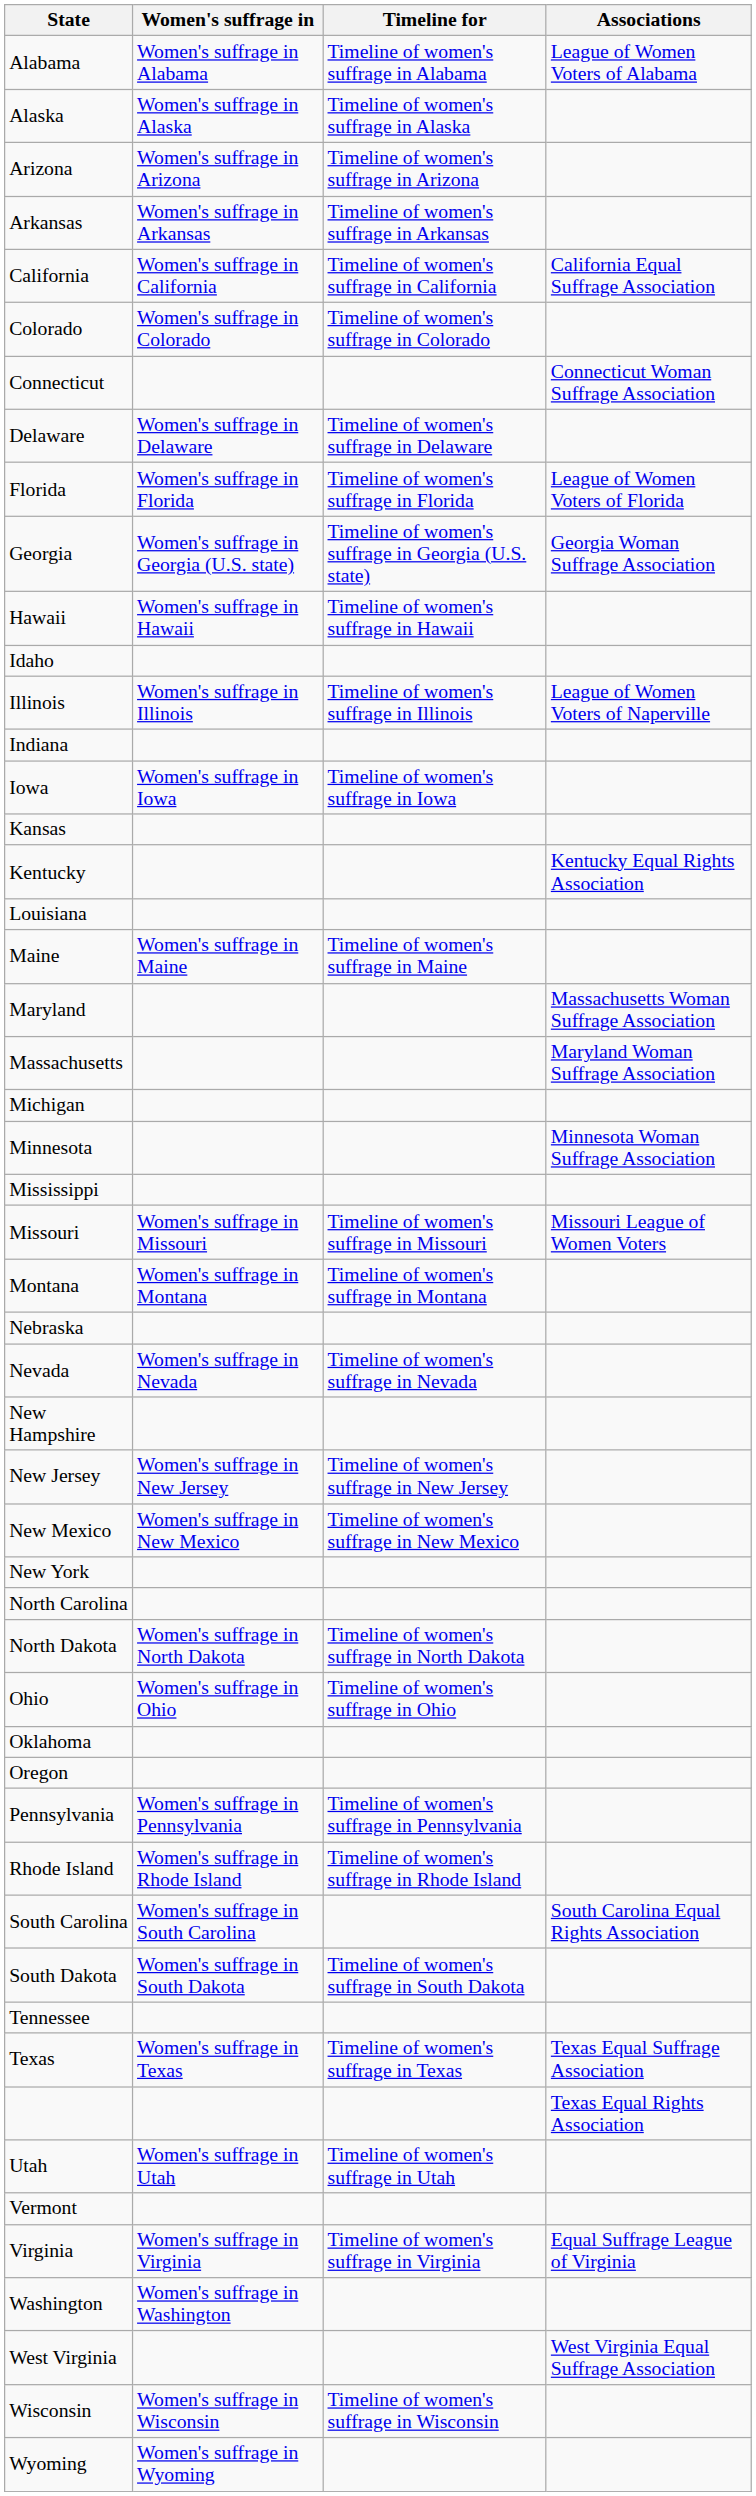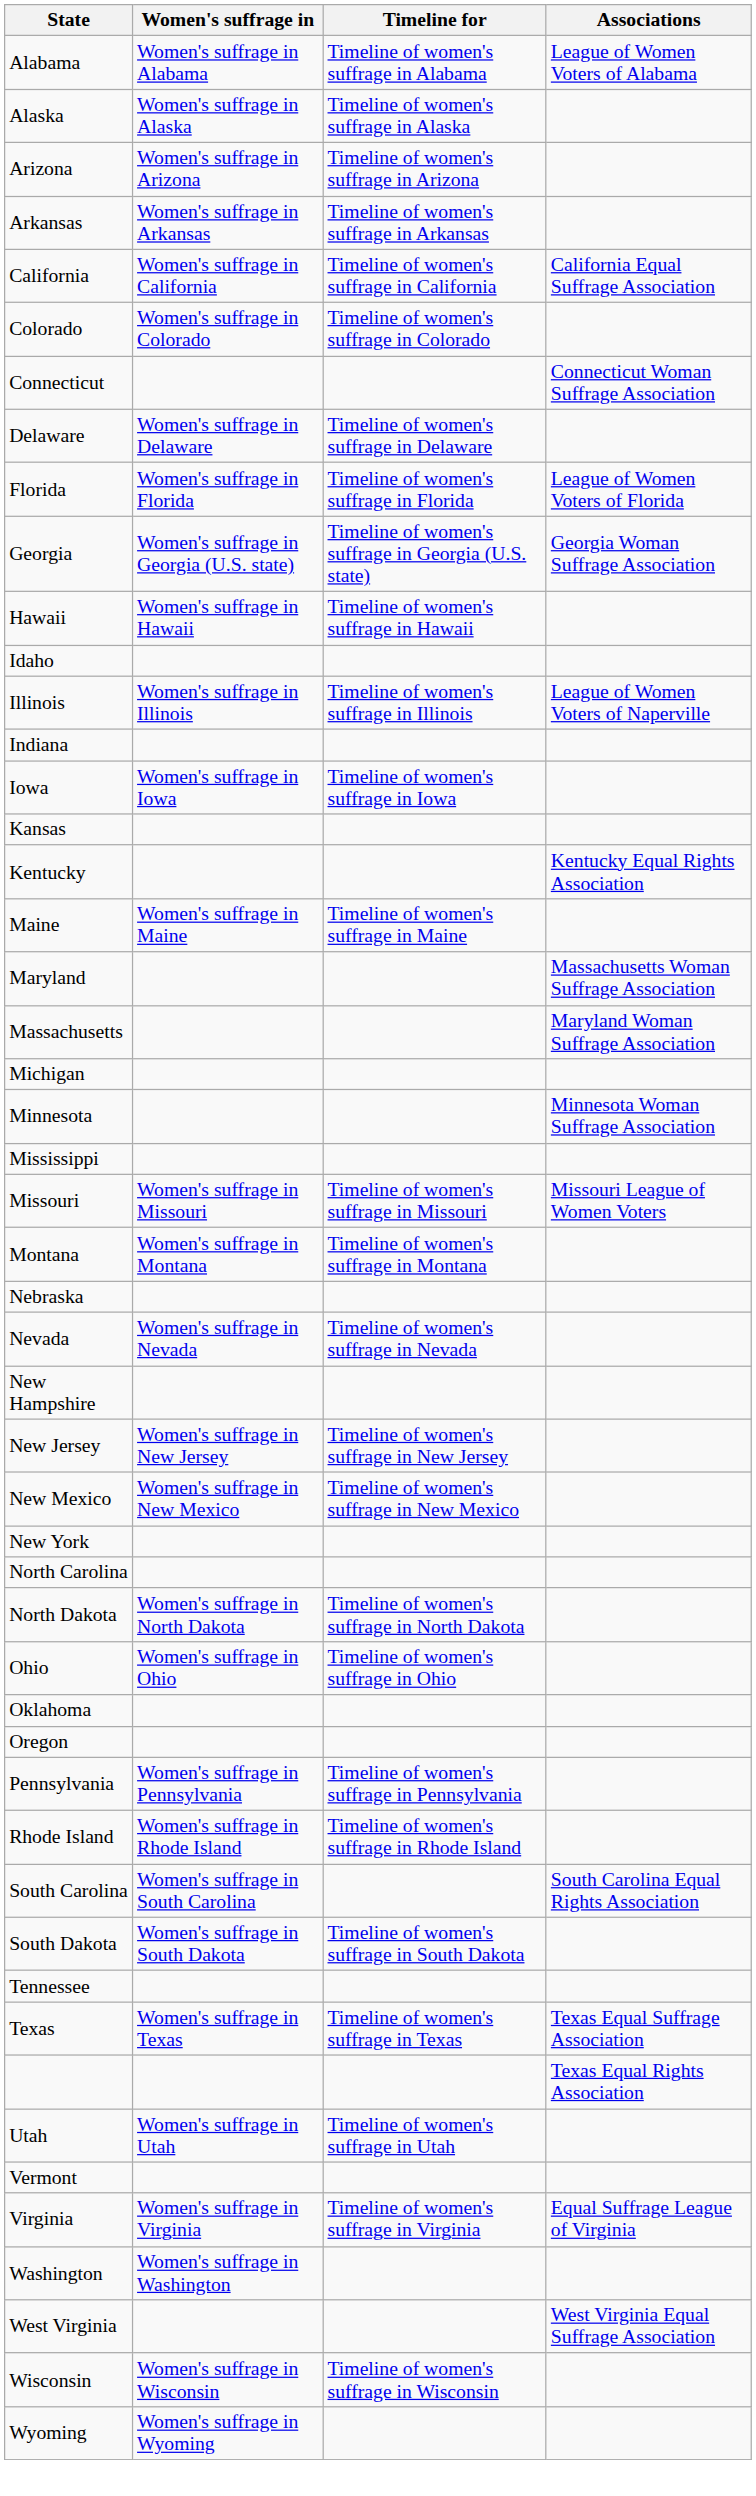- row: (48, 914)
